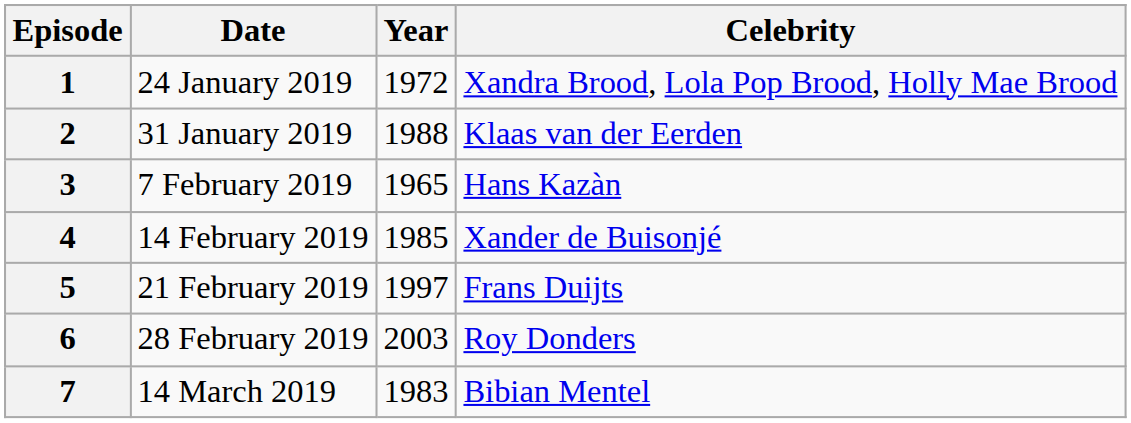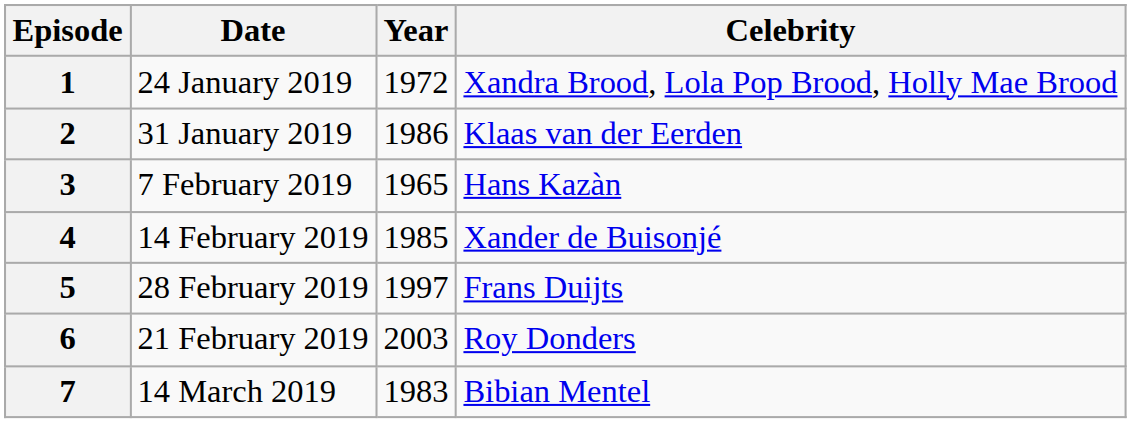(416, 133) 1988 -> (416, 133) 1986
(253, 287) 21 February 2019 -> (253, 287) 28 February 2019
(253, 339) 28 February 2019 -> (253, 339) 21 February 2019
